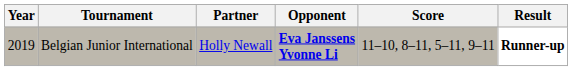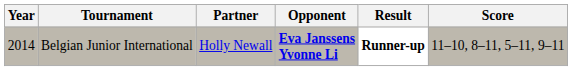columns swapped: (428, 16) <-> (533, 16)
(21, 46) 2019 -> (21, 46) 2014
